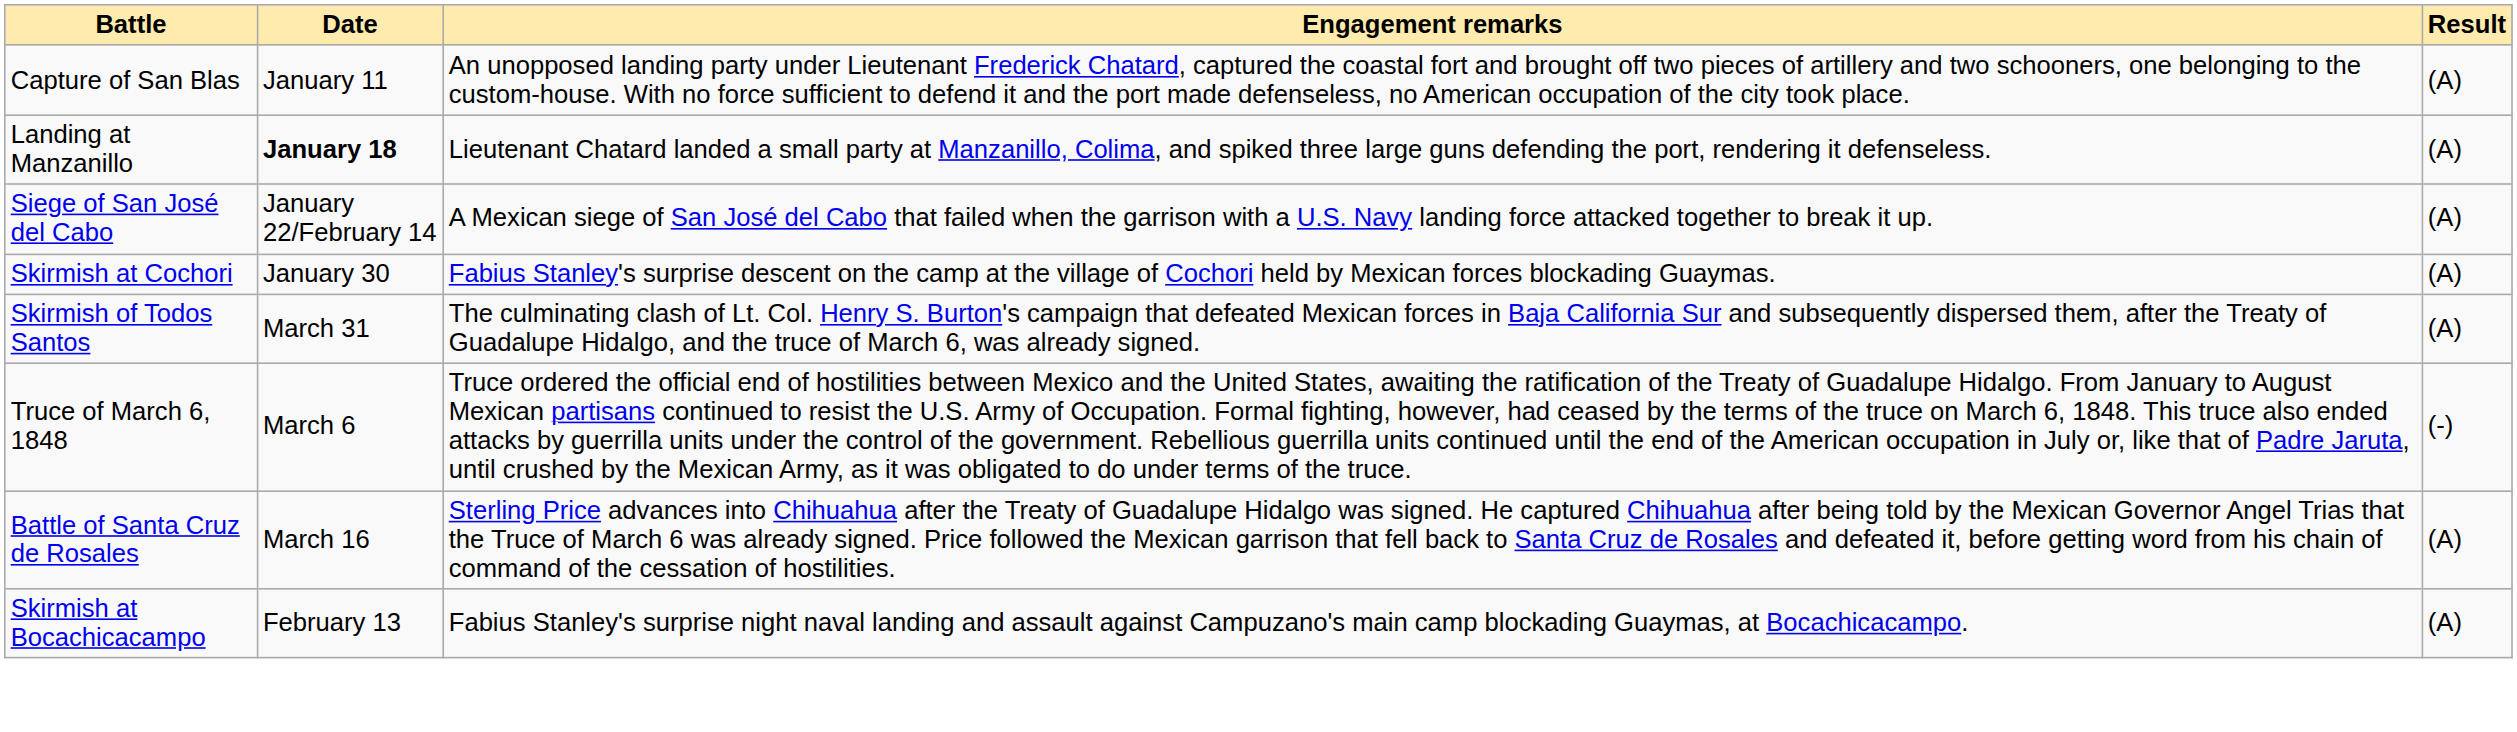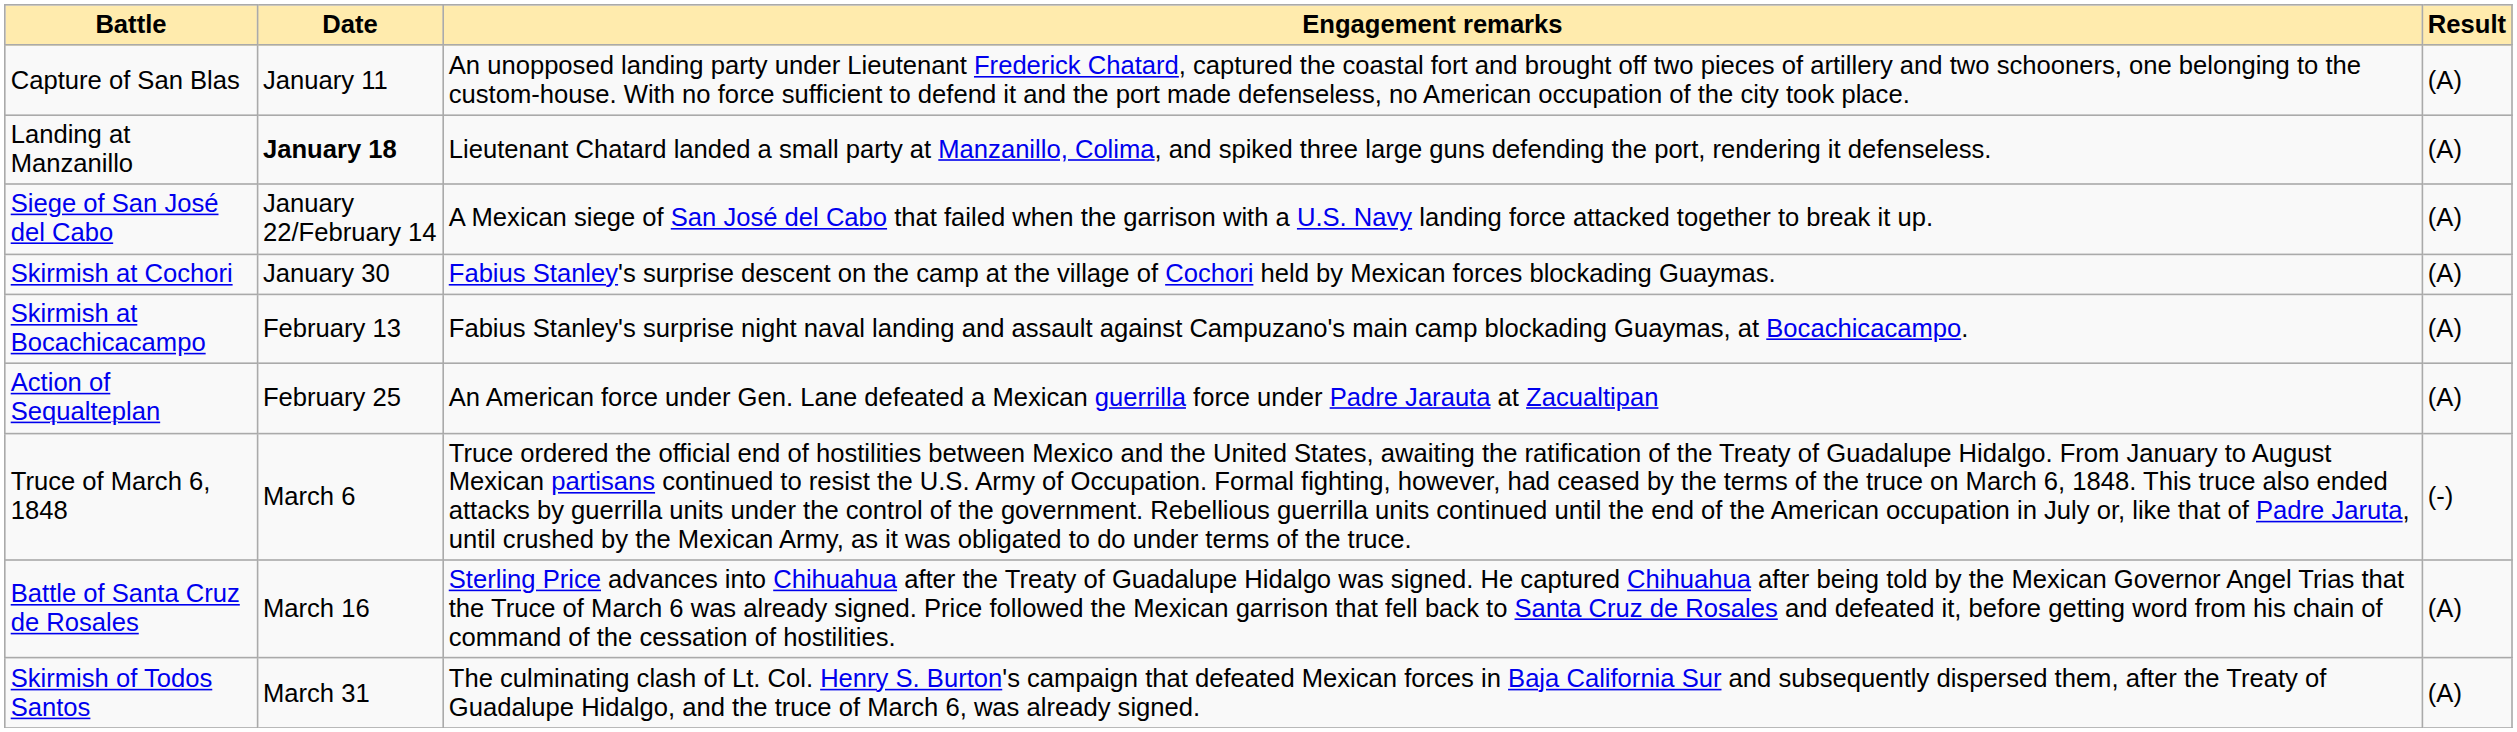rows swapped: (108, 623) <-> (111, 328)
+ row: (85, 398)
